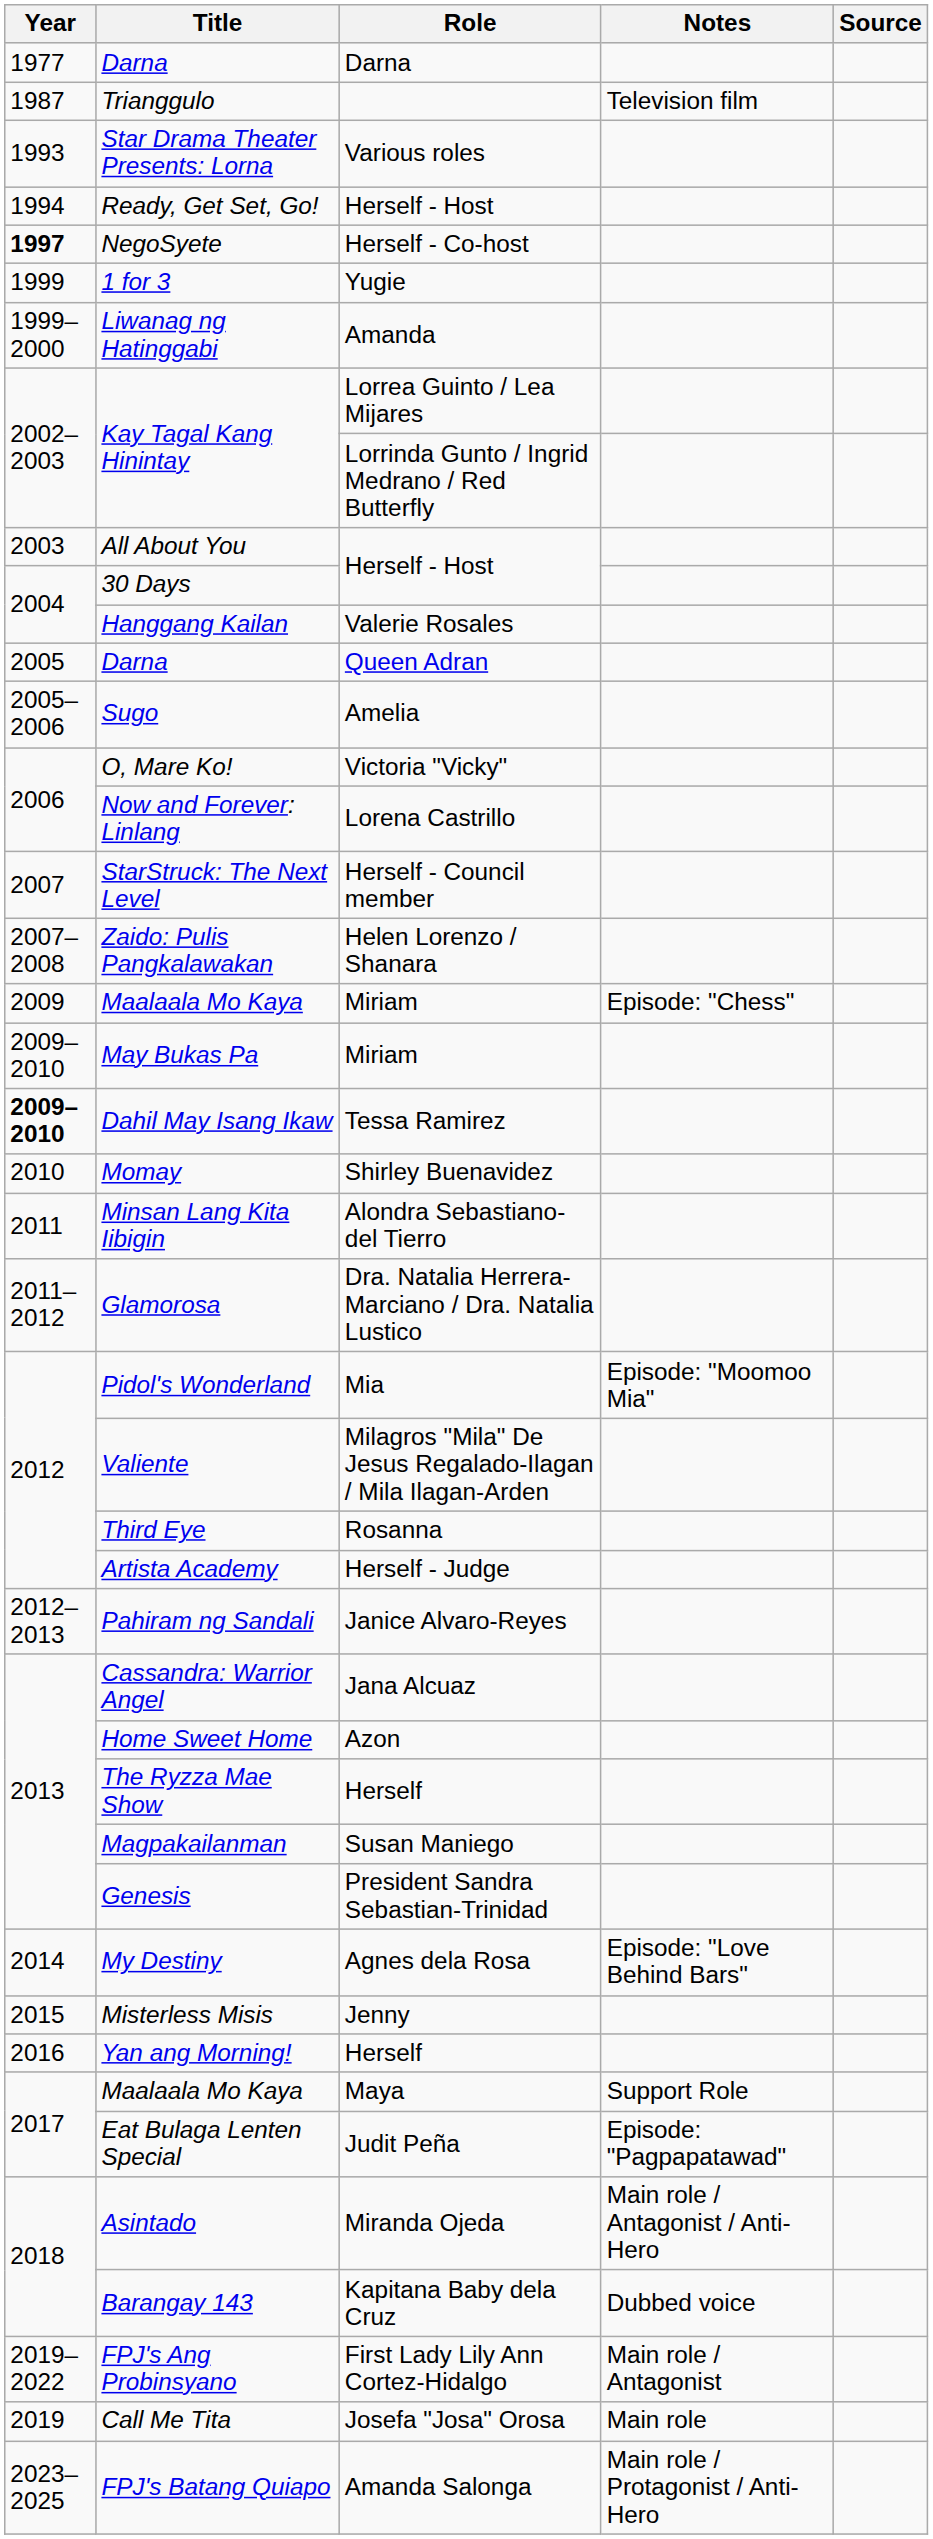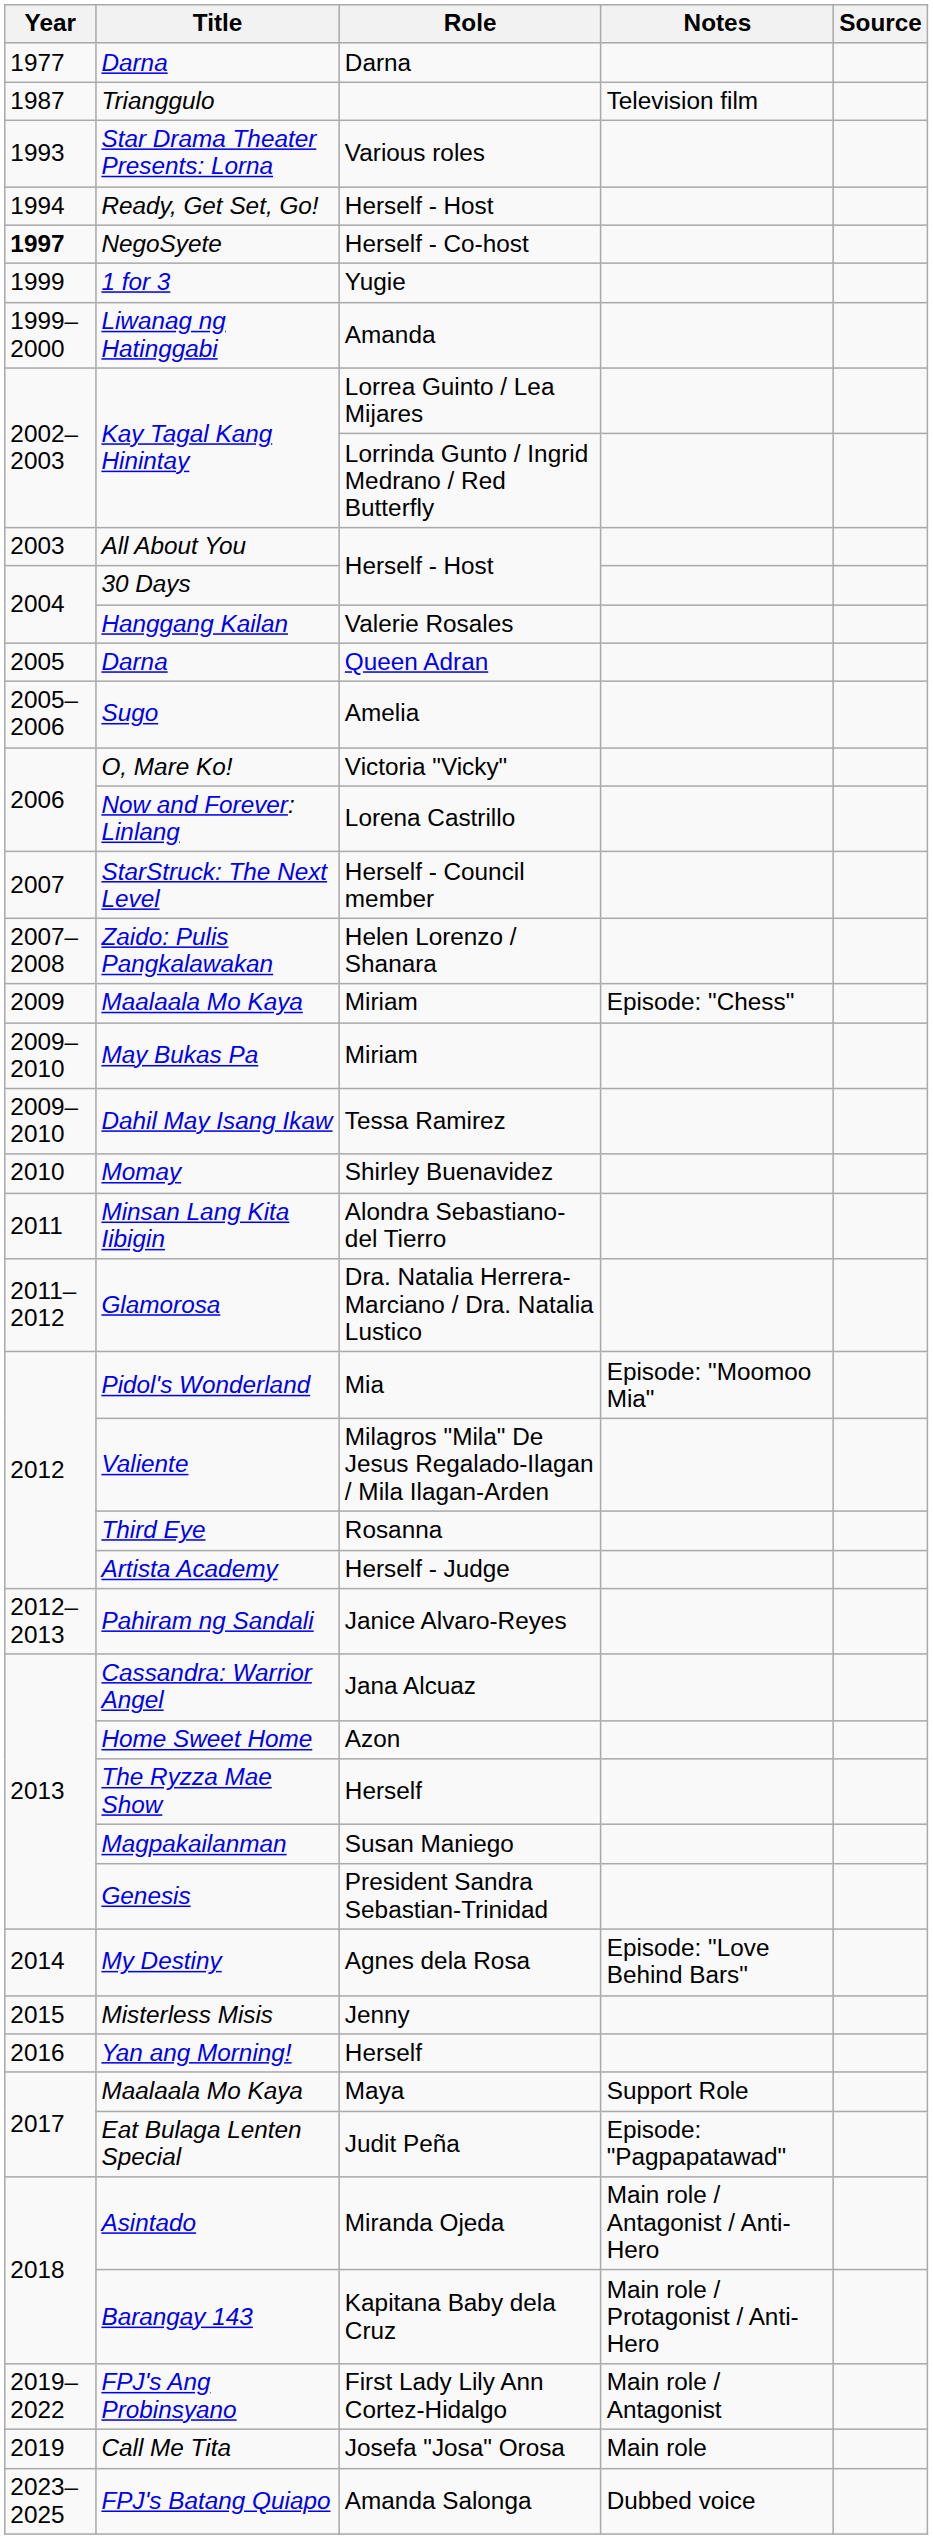(44, 1121) bold -> (44, 1121) normal
(681, 2302) Dubbed voice -> (703, 2316) Main role / Protagonist / Anti-Hero
(703, 2486) Main role / Protagonist / Anti-Hero -> (681, 2500) Dubbed voice
